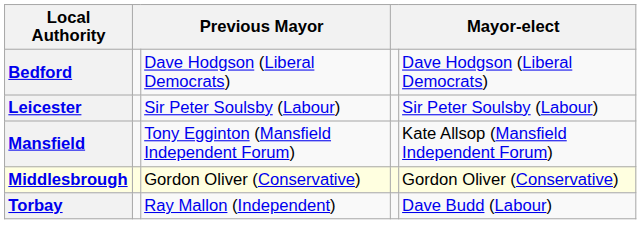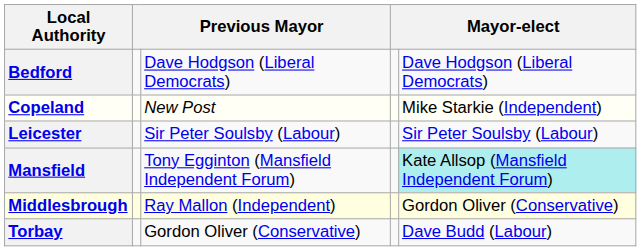+ row: (46, 107)
(484, 143) no background -> (484, 170) paleturquoise background
(252, 179) Gordon Oliver (Conservative) -> (240, 205) Ray Mallon (Independent)
(240, 205) Ray Mallon (Independent) -> (252, 232) Gordon Oliver (Conservative)
